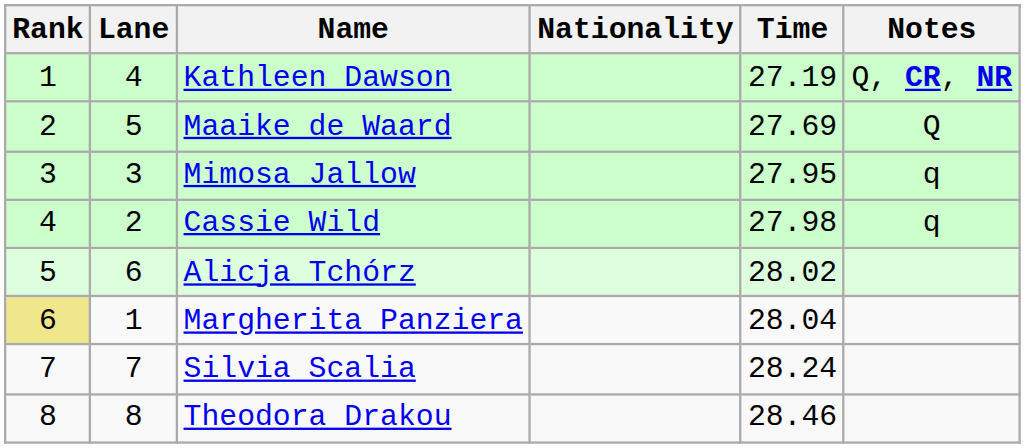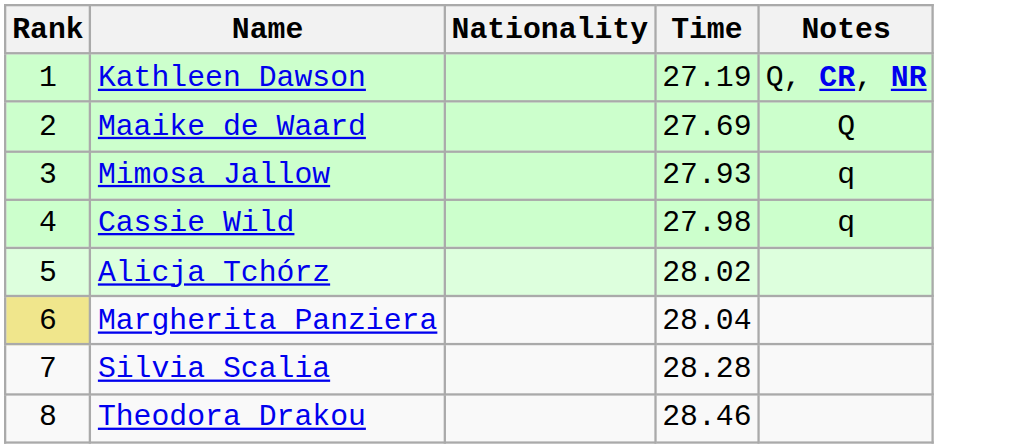- column: (134, 29)
(793, 175) 27.95 -> (707, 175) 27.93
(793, 369) 28.24 -> (707, 369) 28.28
